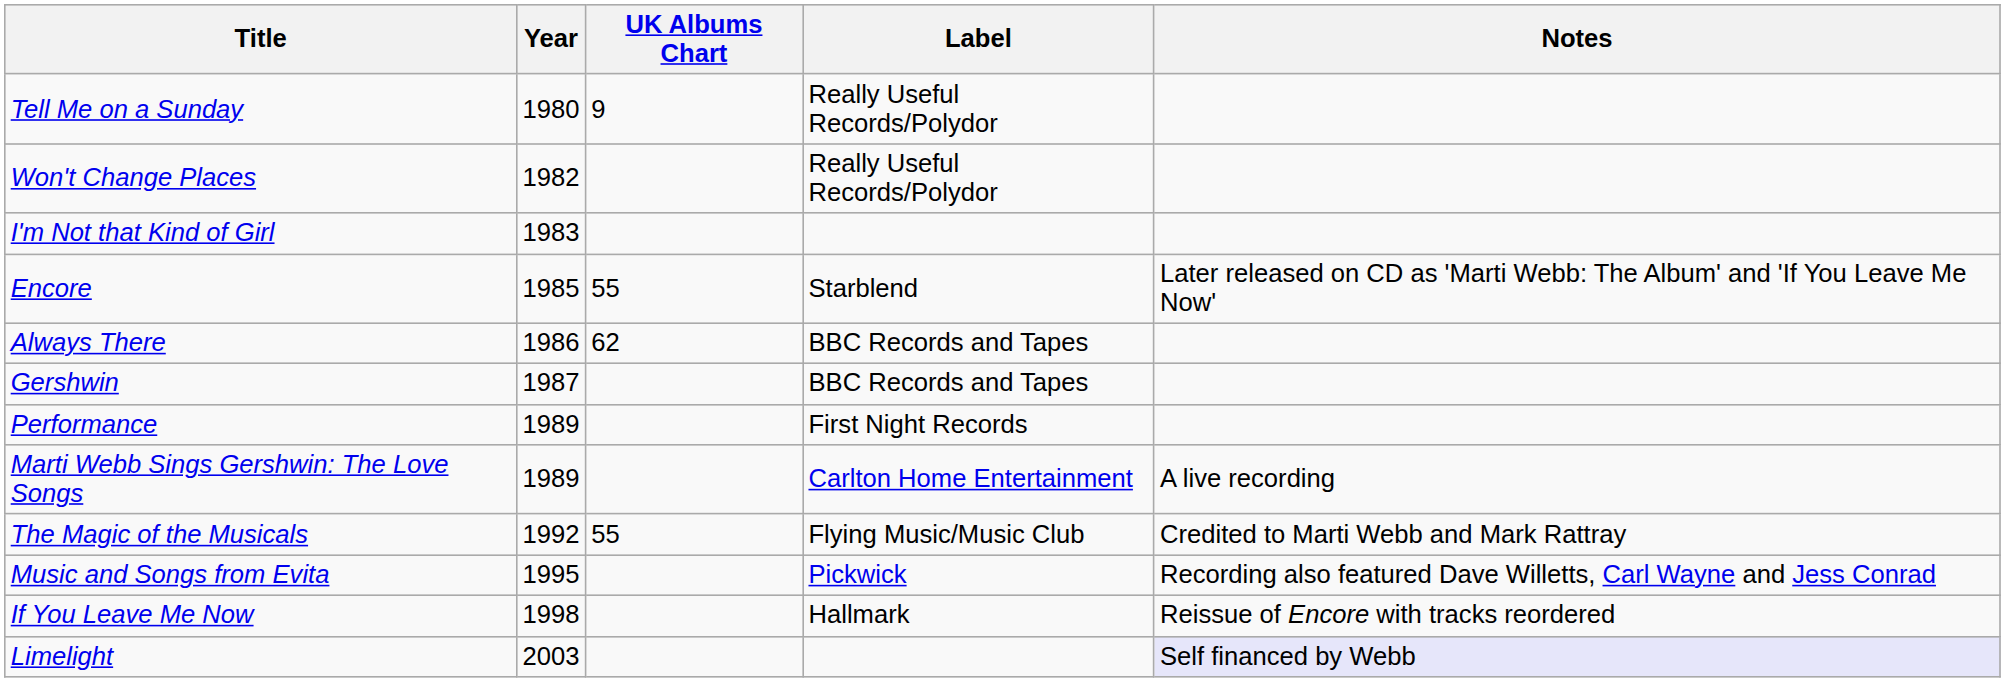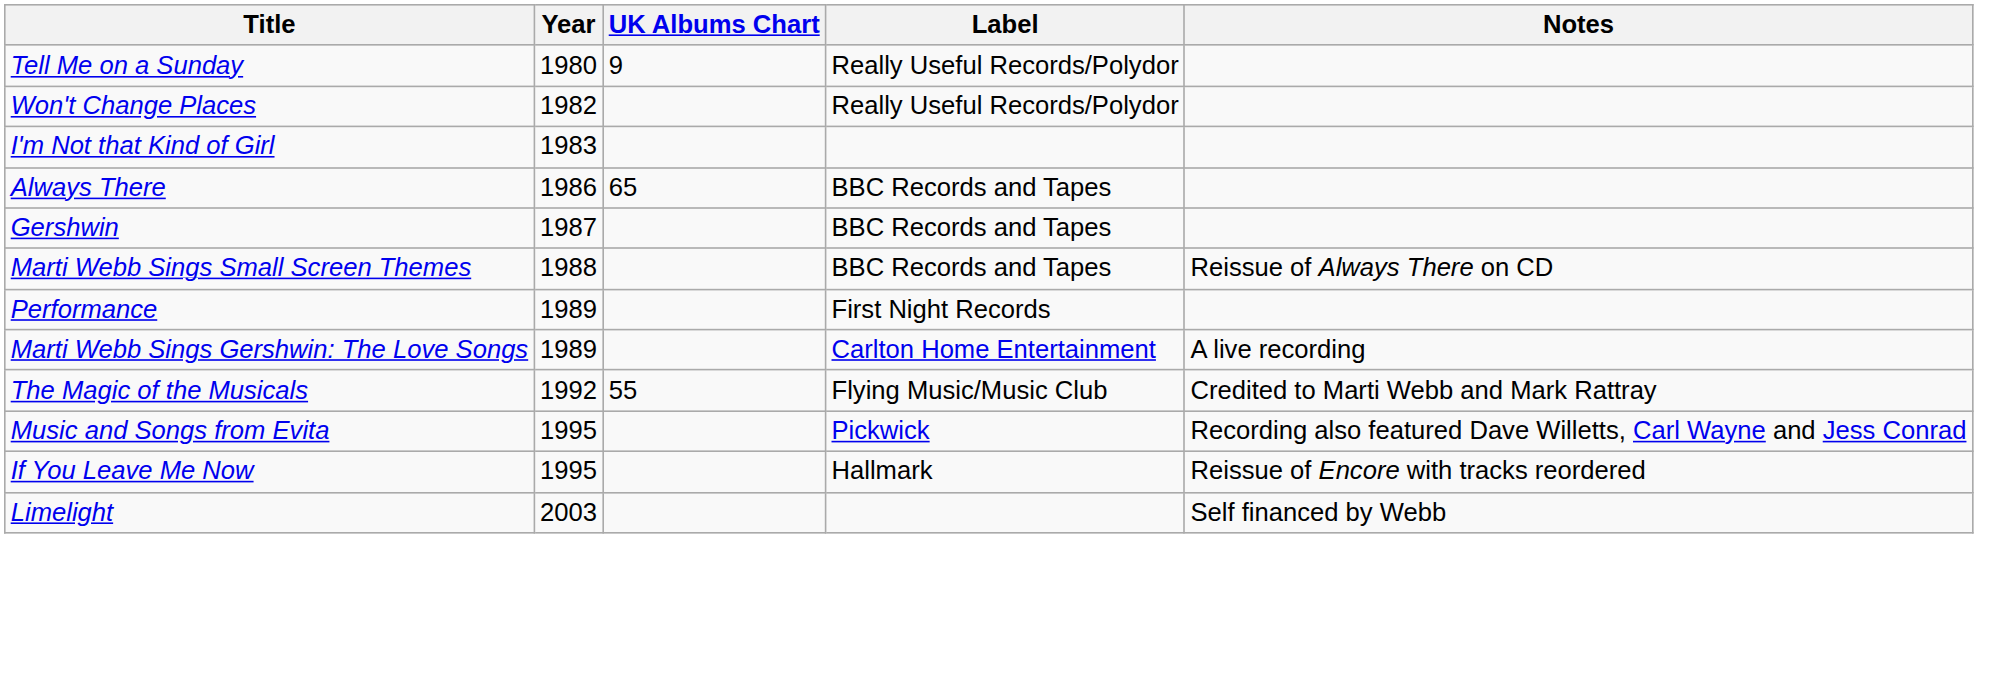- row: (51, 288)
(605, 342) 62 -> (623, 187) 65
+ row: (241, 268)
(551, 615) 1998 -> (568, 471) 1995
(1288, 656) lavender background -> (1318, 512) no background
